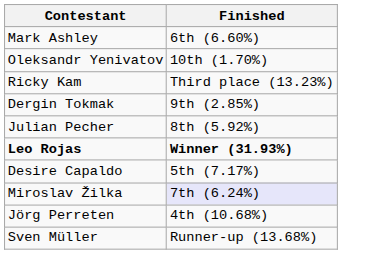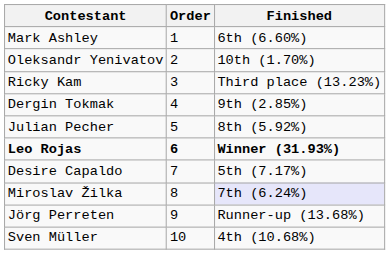+ column: (190, 16)
(219, 216) 4th (10.68%) -> (291, 216) Runner-up (13.68%)
(244, 238) Runner-up (13.68%) -> (267, 238) 4th (10.68%)
